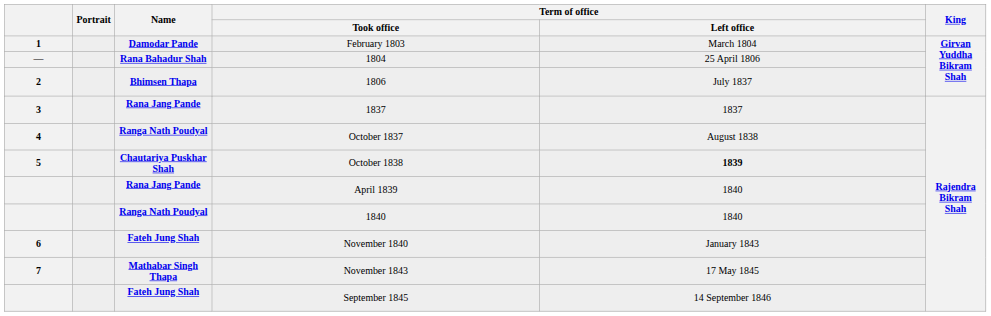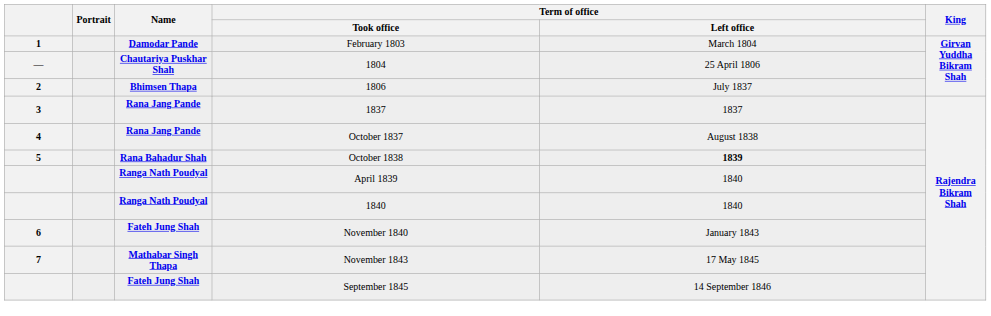(163, 59) Rana Bahadur Shah -> (163, 65) Chautariya Puskhar Shah
(163, 131) Ranga Nath Poudyal -> (163, 131) Rana Jang Pande
(163, 163) Chautariya Puskhar Shah -> (163, 157) Rana Bahadur Shah
(163, 184) Rana Jang Pande -> (163, 173) Ranga Nath Poudyal
